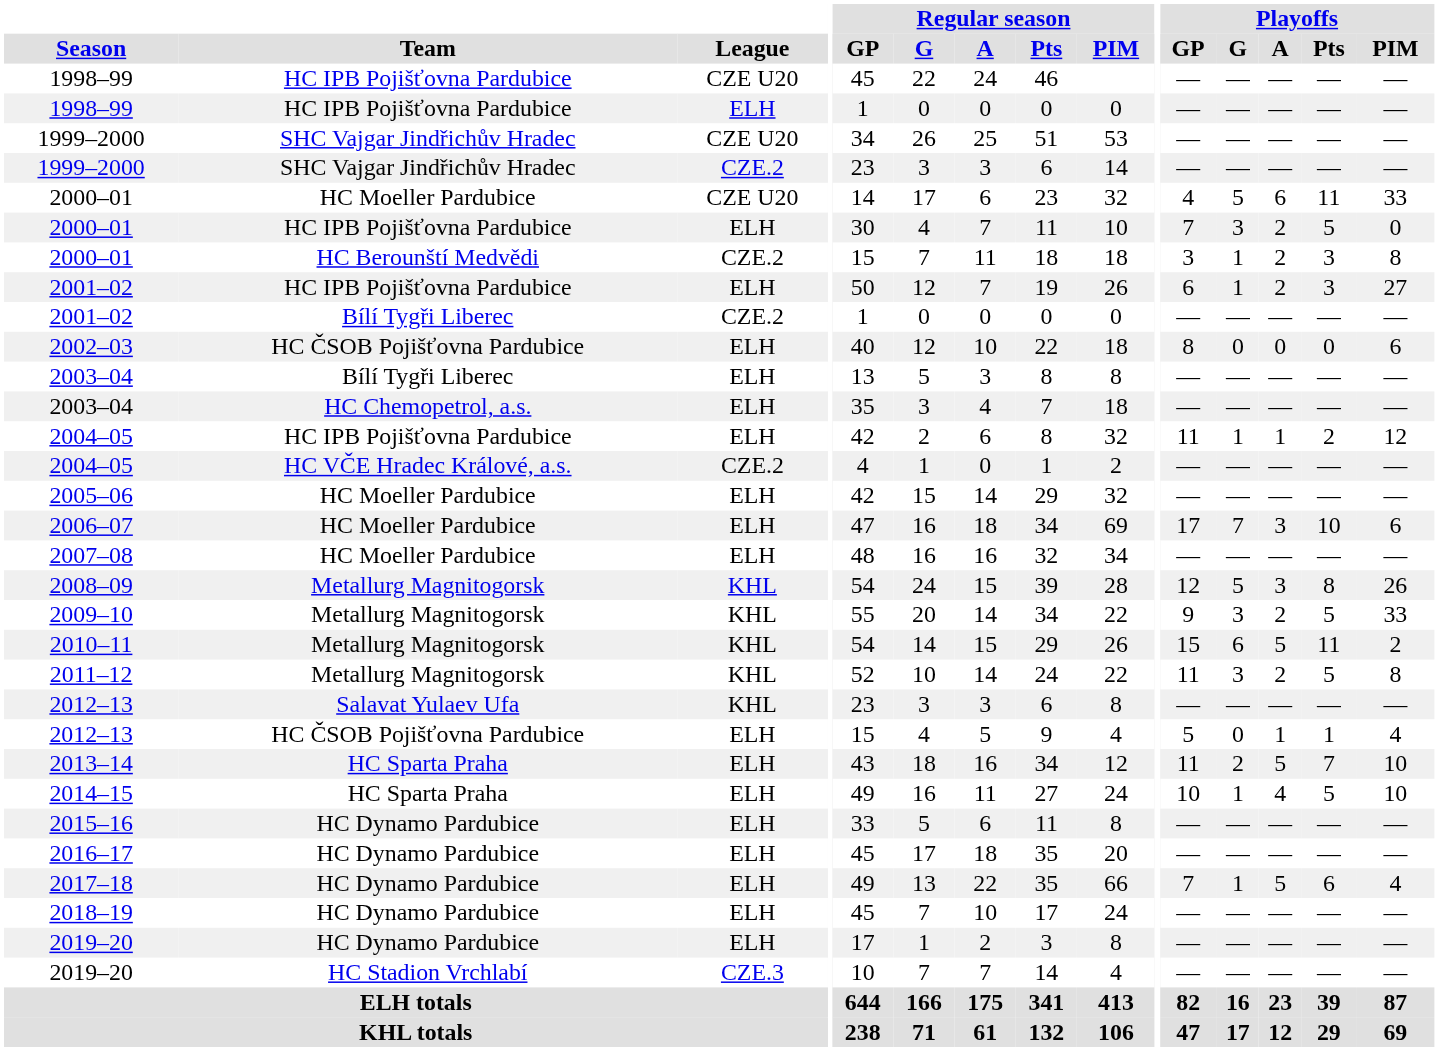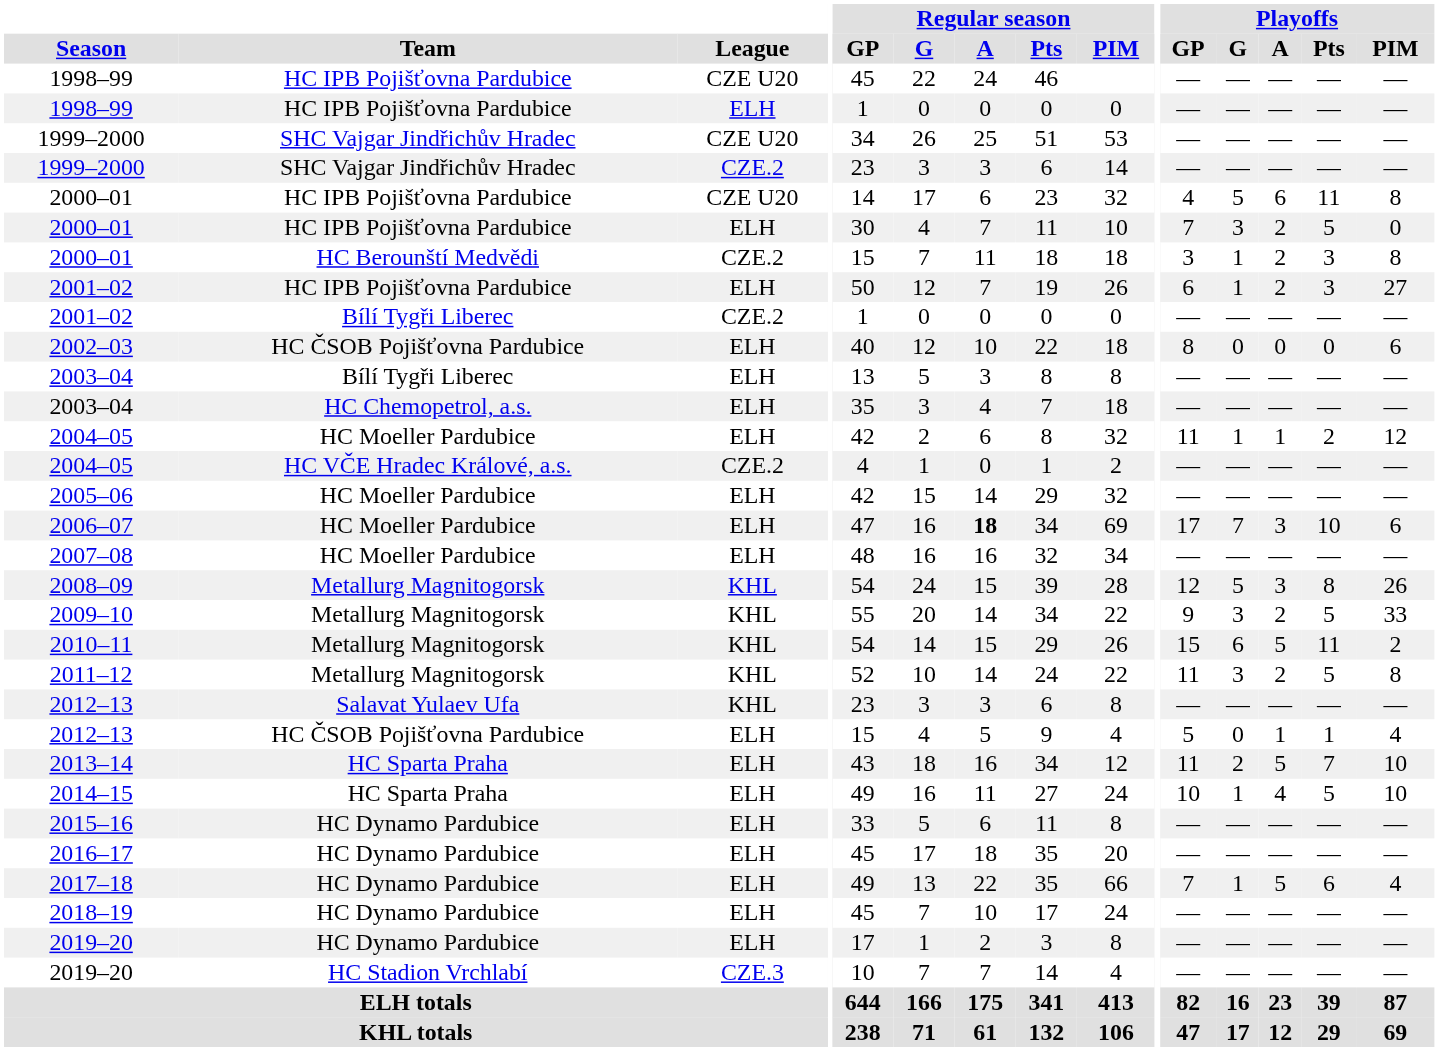(428, 197) HC Moeller Pardubice -> (428, 197) HC IPB Pojišťovna Pardubice
(1395, 197) 33 -> (1395, 197) 8
(428, 435) HC IPB Pojišťovna Pardubice -> (428, 435) HC Moeller Pardubice
(985, 525) normal -> (985, 525) bold
